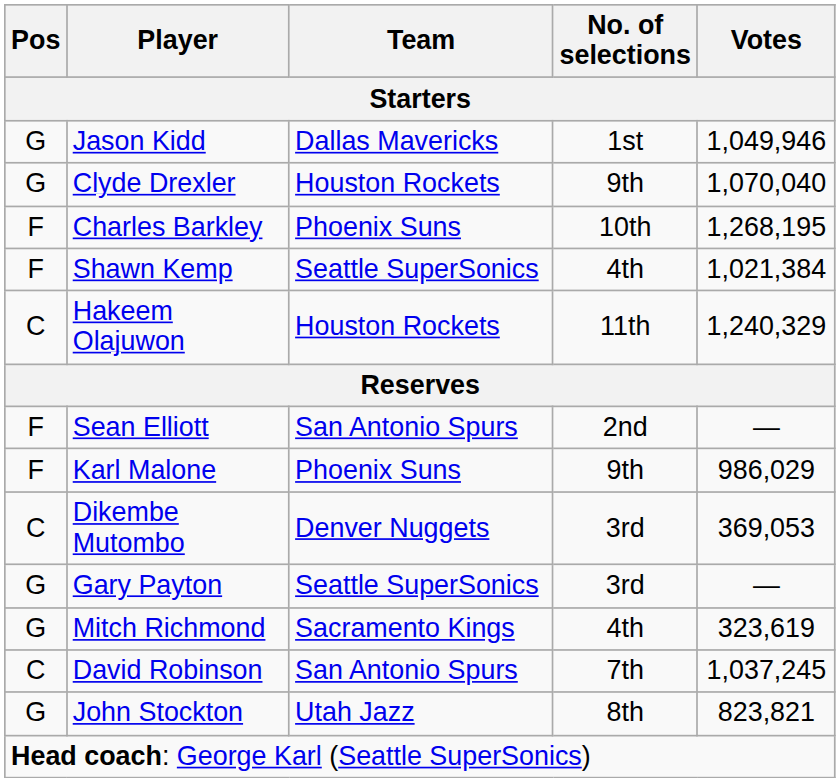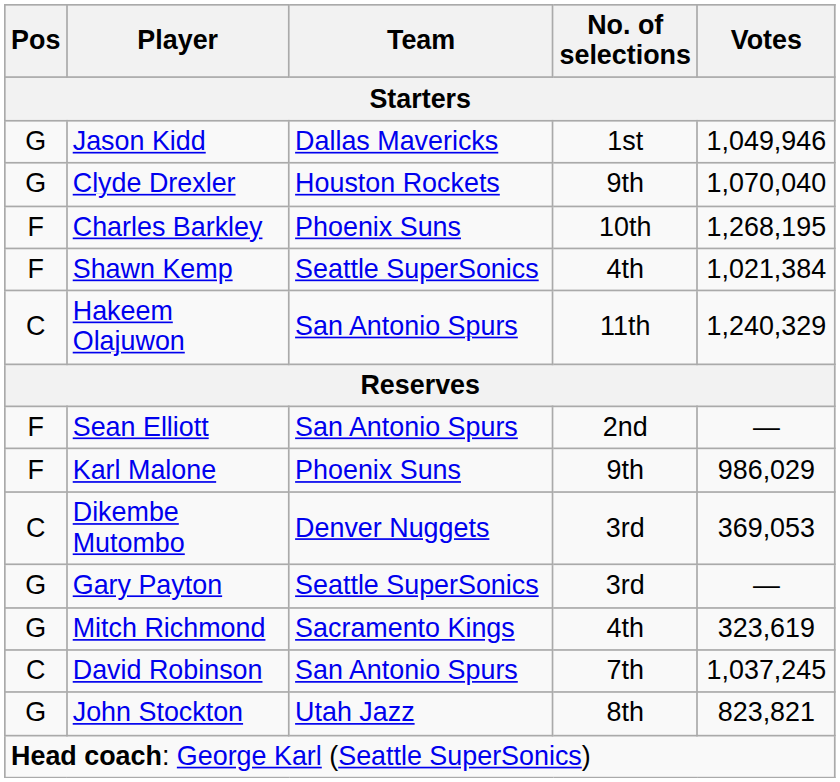(397, 326) Houston Rockets -> (406, 326) San Antonio Spurs
